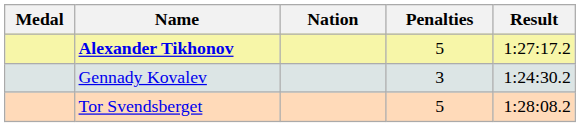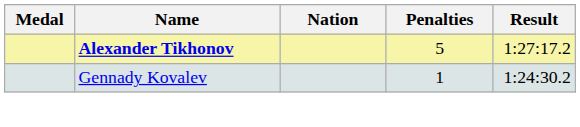(440, 77) 3 -> (440, 77) 1
- row: (140, 107)
